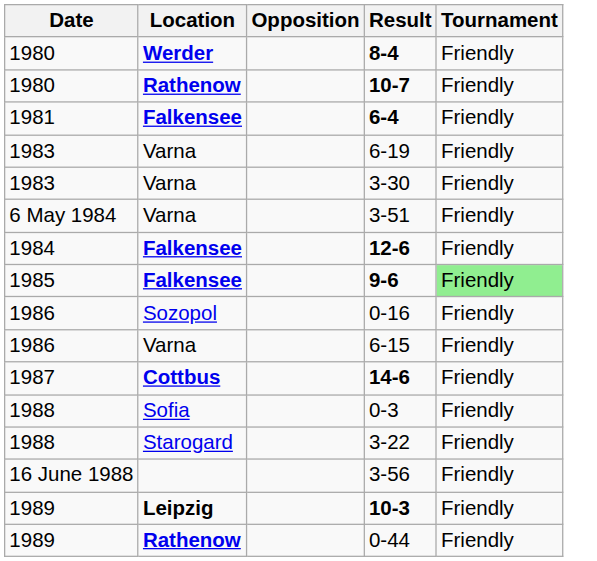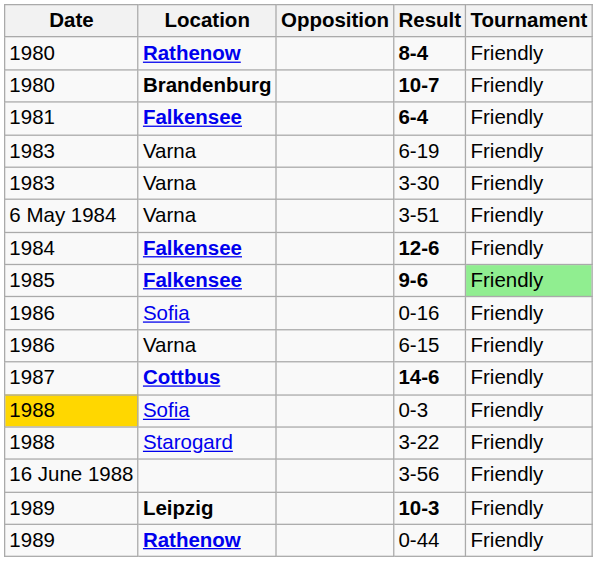(178, 53) Werder -> (192, 53) Rathenow
(192, 85) Rathenow -> (207, 85) Brandenburg
(180, 313) Sozopol -> (166, 313) Sofia
(32, 410) no background -> (32, 410) gold background
